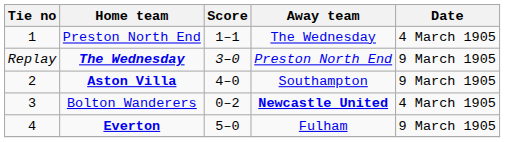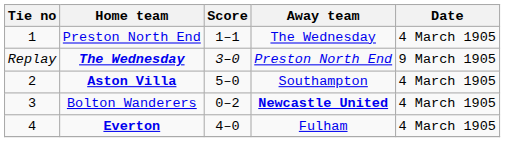(228, 82) 4–0 -> (228, 82) 5–0
(447, 82) 9 March 1905 -> (447, 82) 4 March 1905
(228, 126) 5–0 -> (228, 126) 4–0
(447, 126) 9 March 1905 -> (447, 126) 4 March 1905
